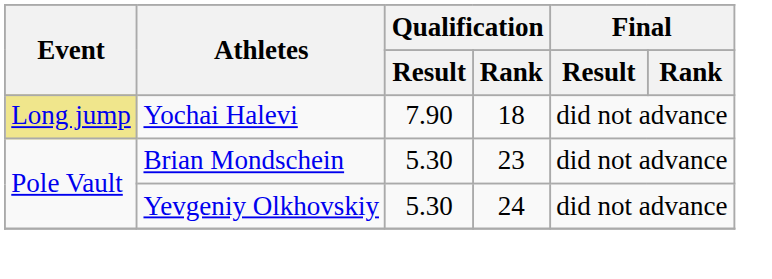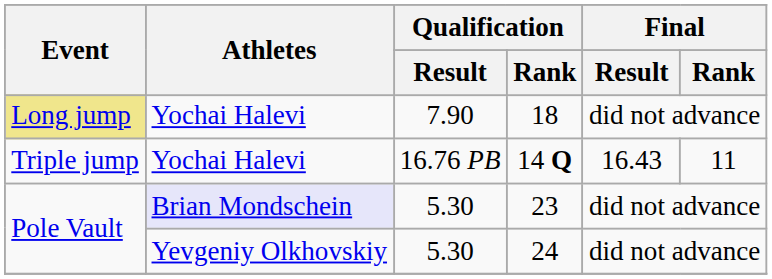+ row: (545, 161)
(244, 161) no background -> (252, 205) lavender background
